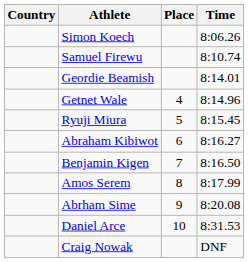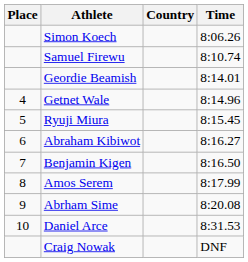columns swapped: (179, 15) <-> (31, 15)
